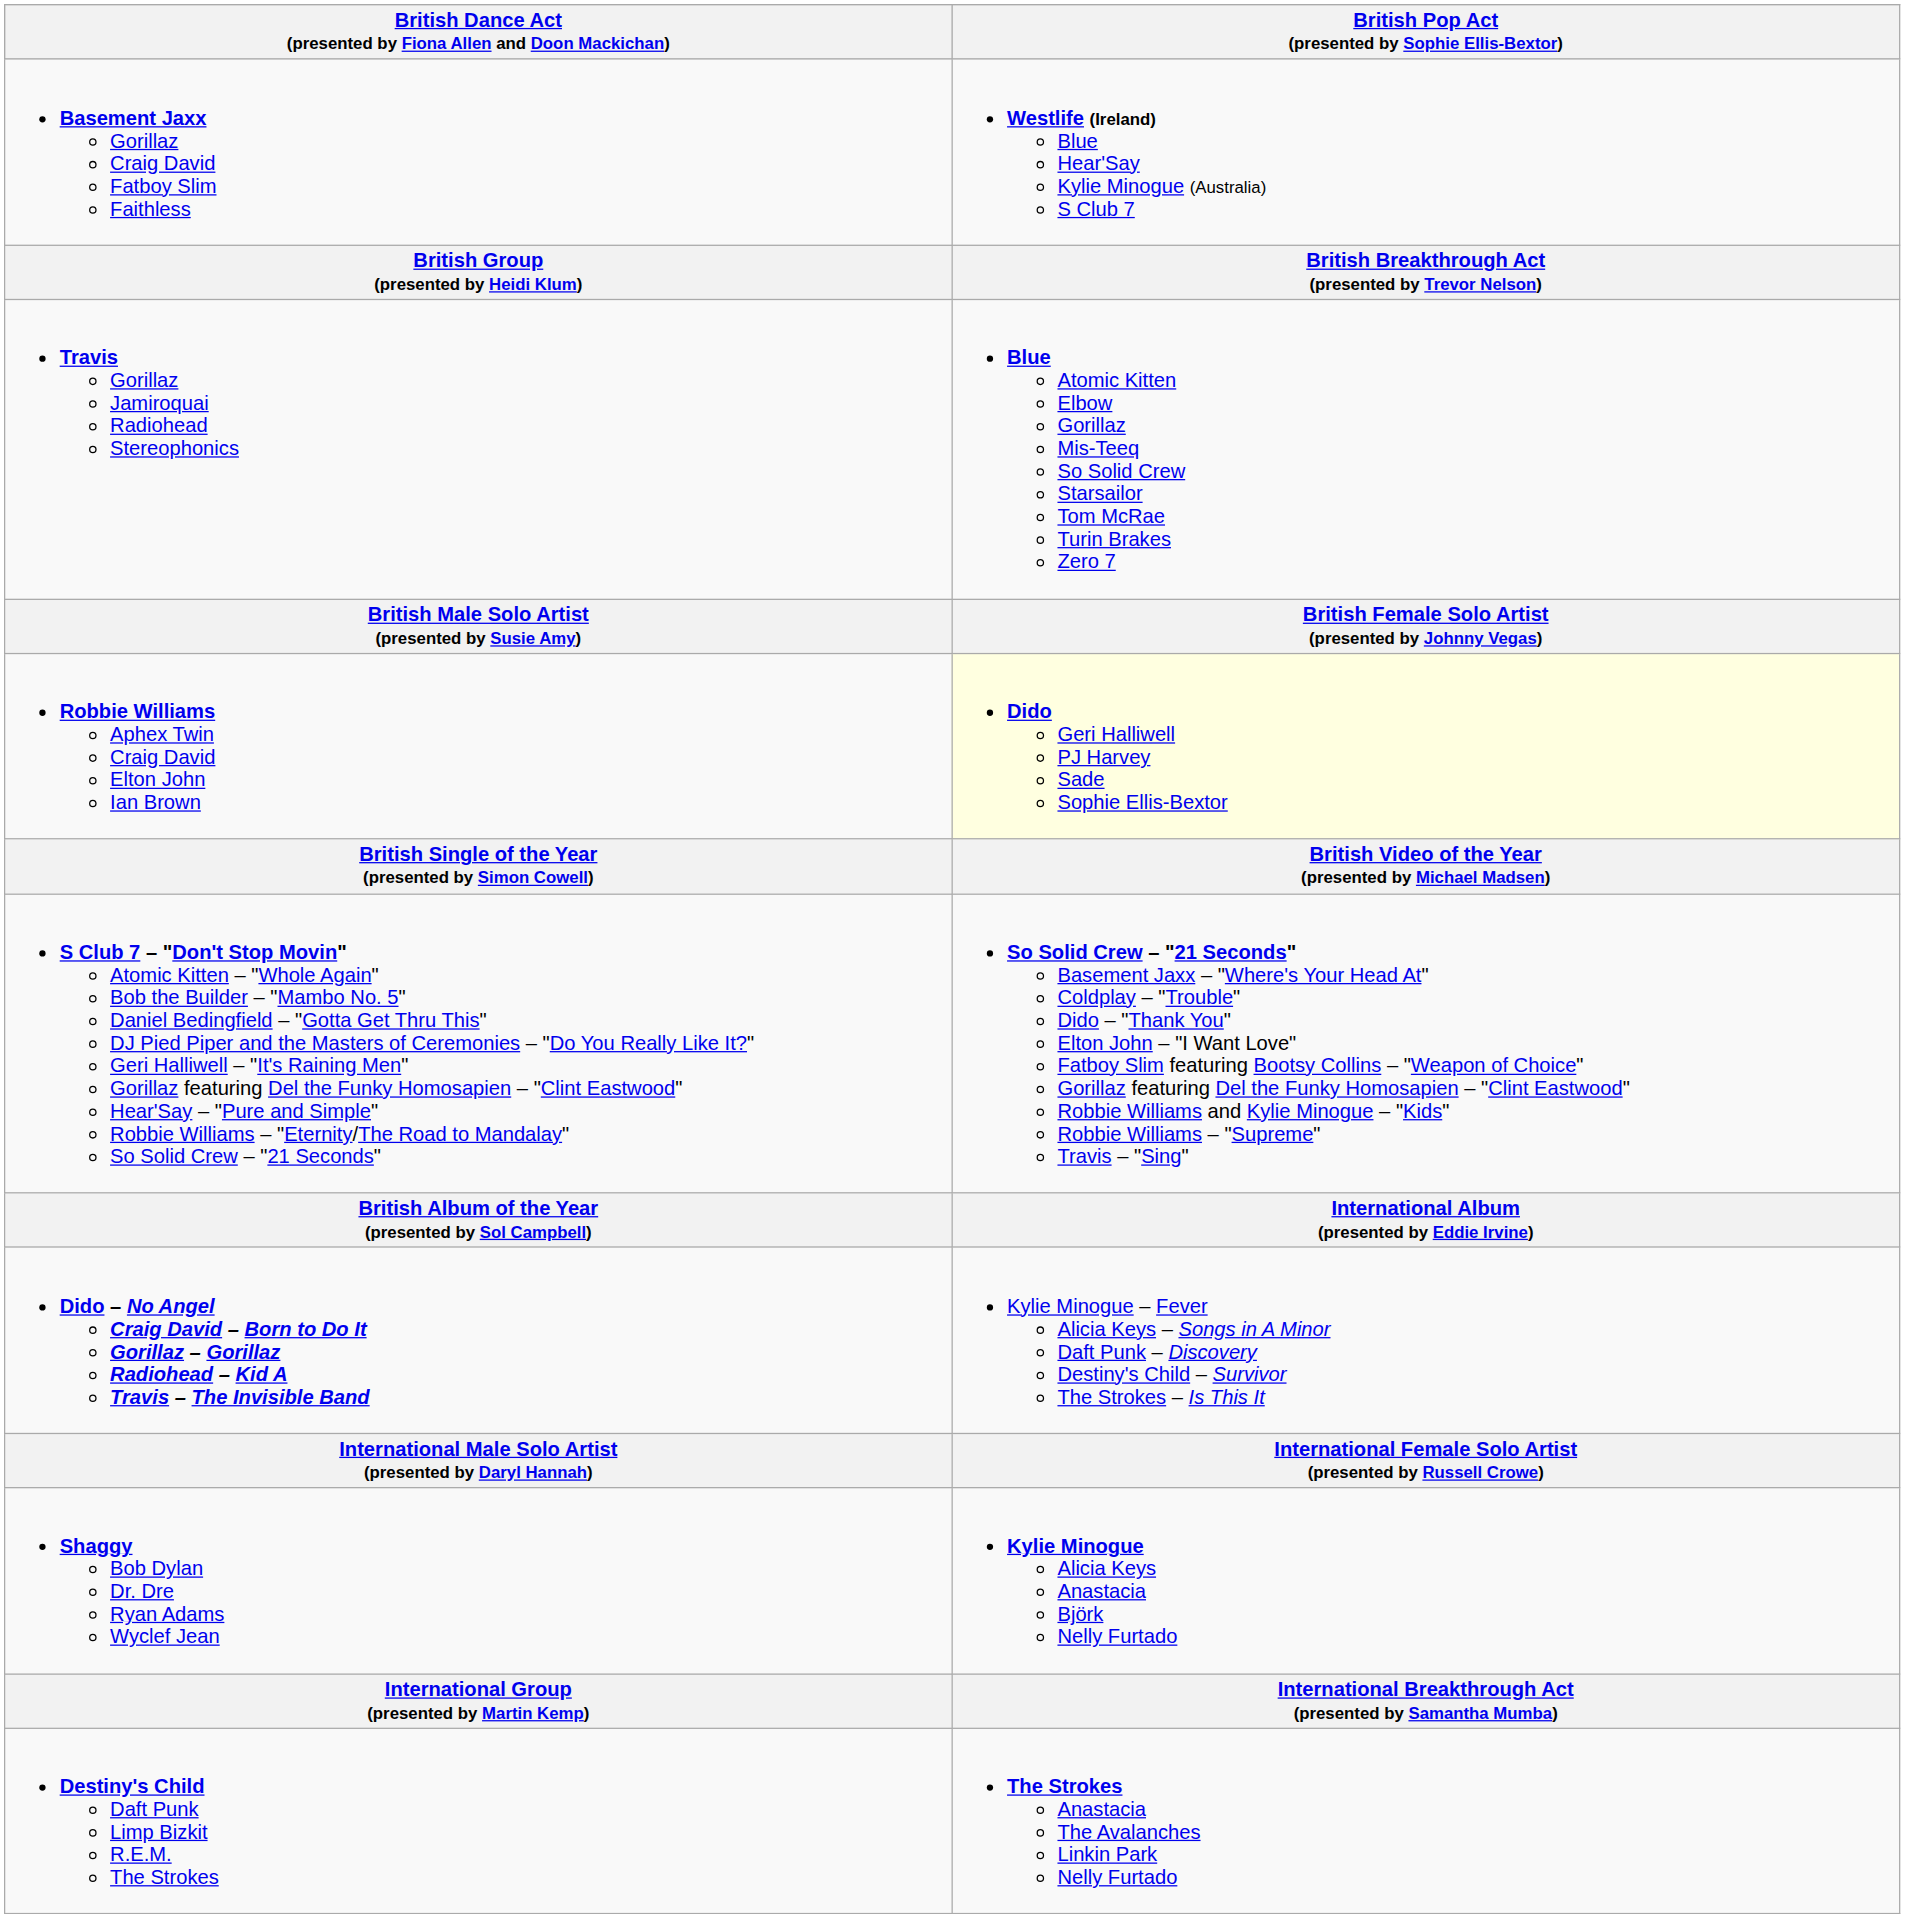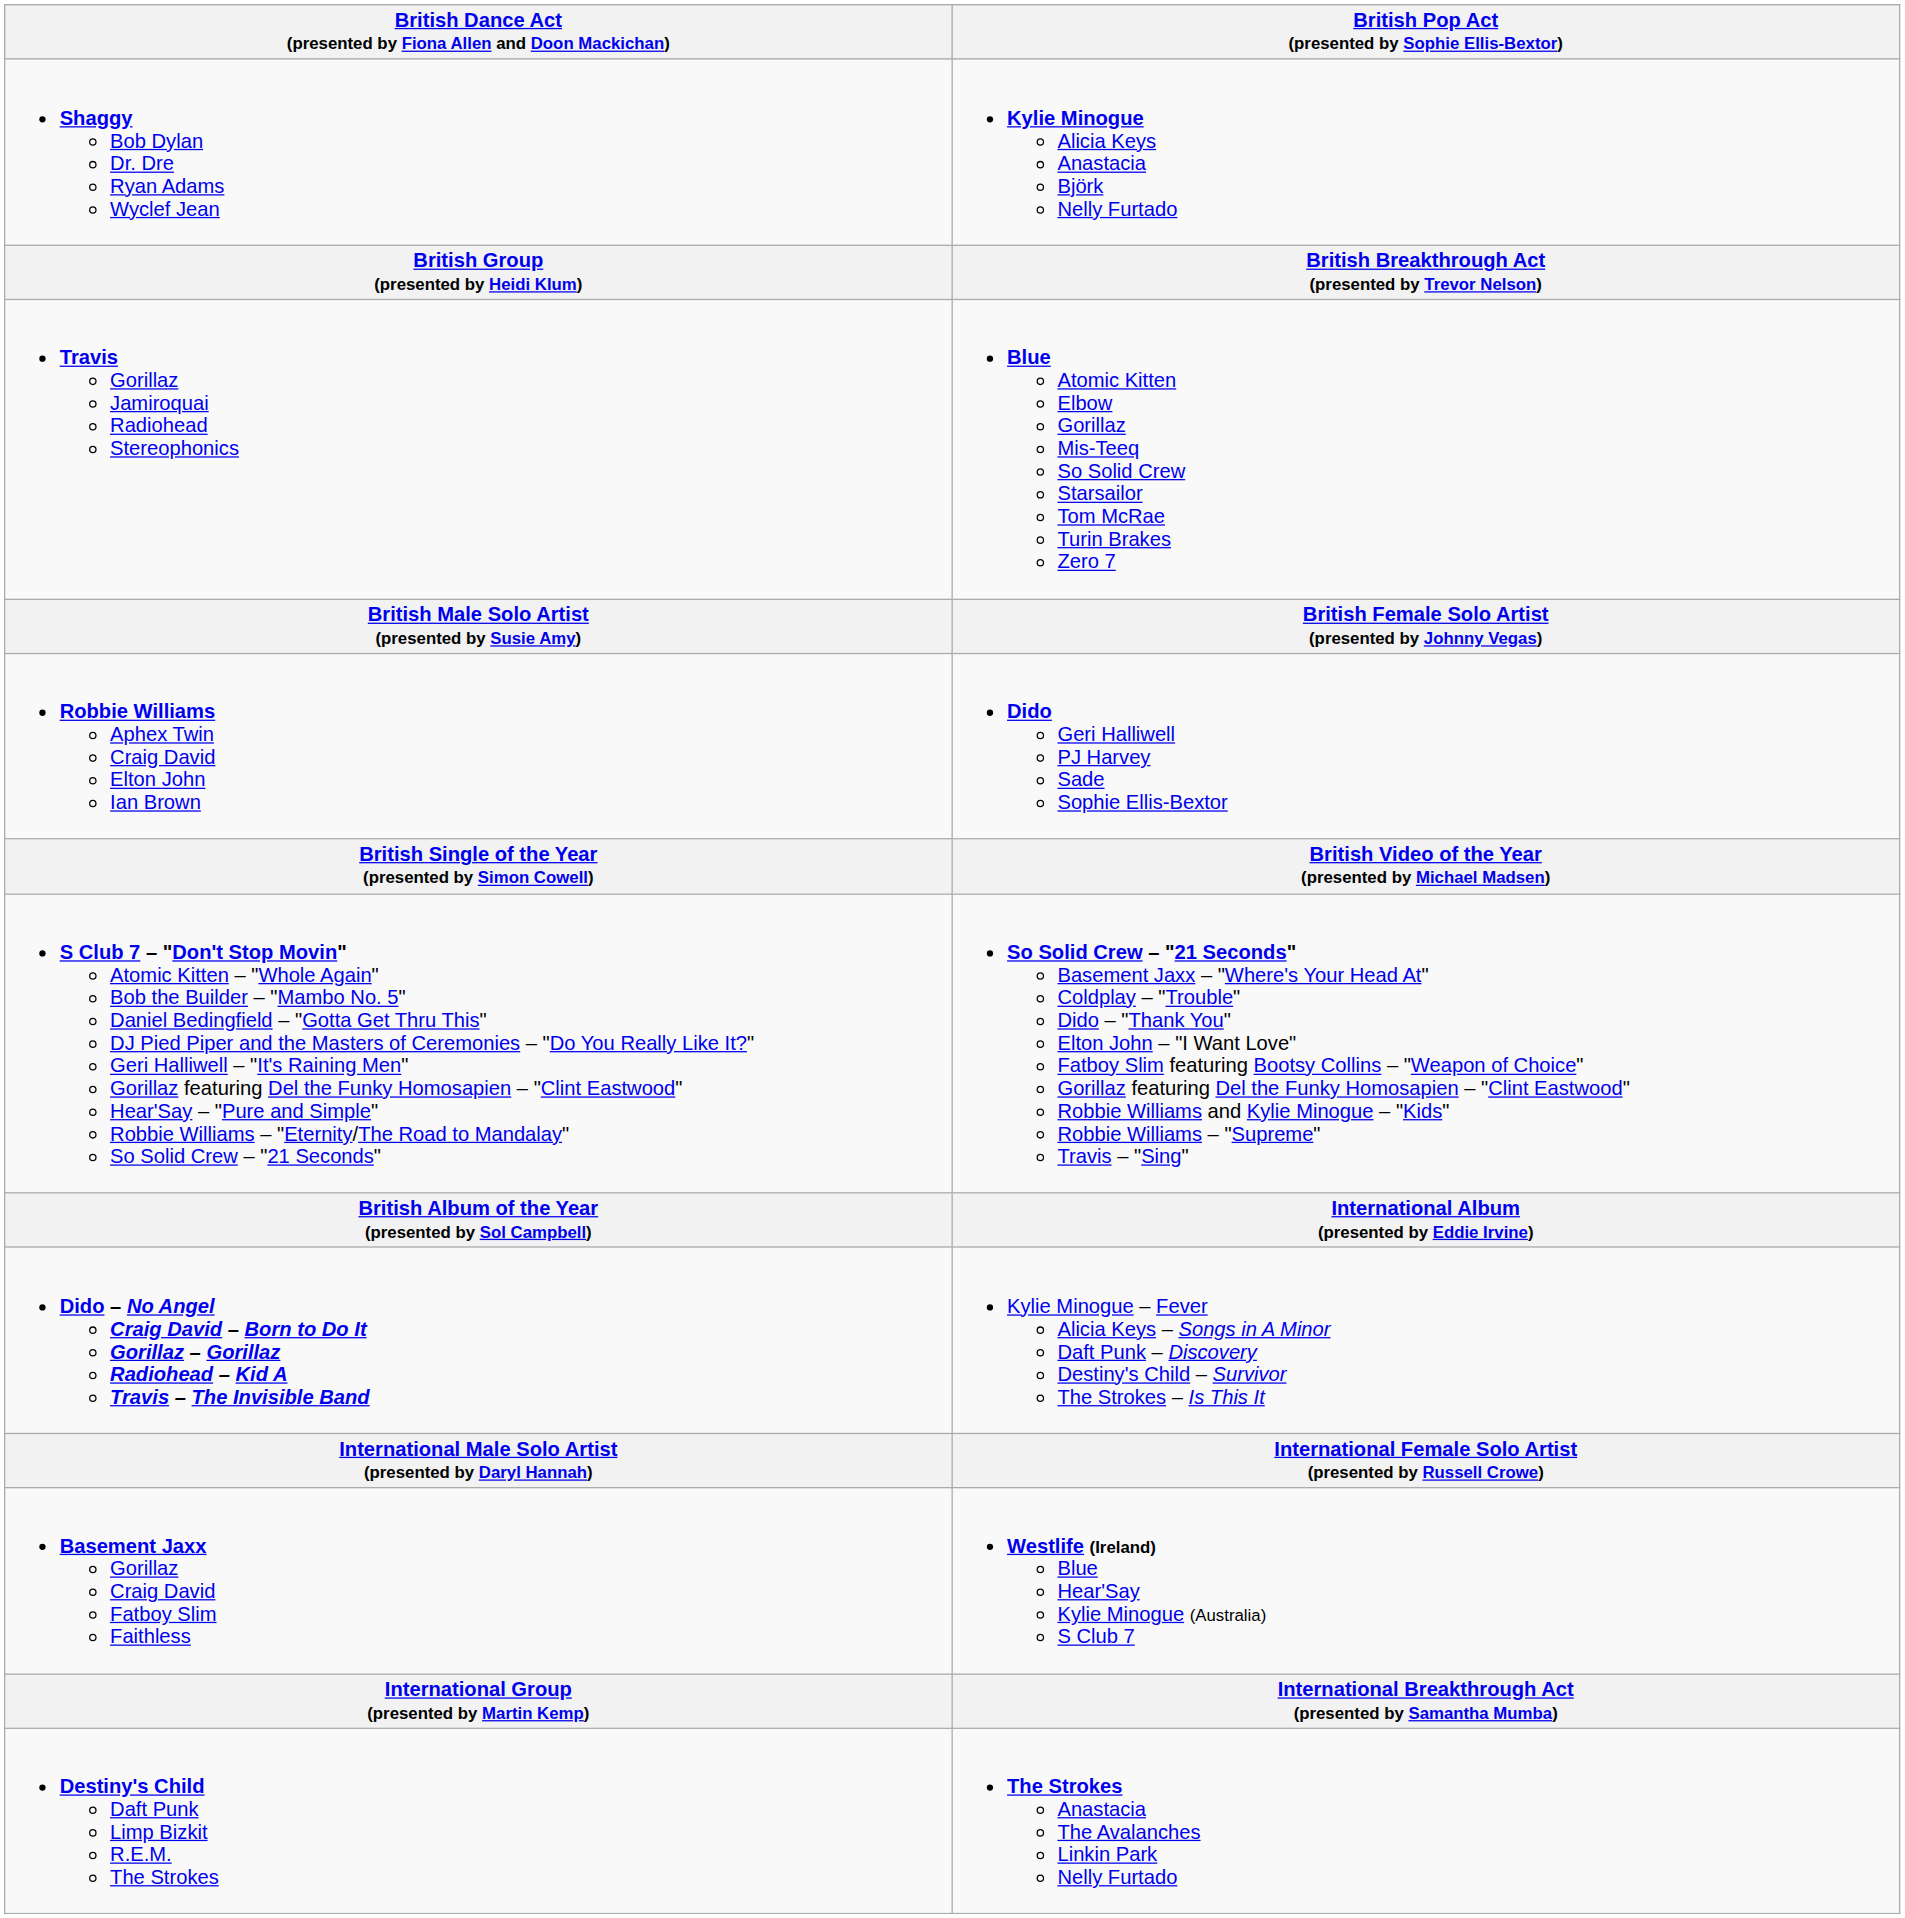rows swapped: (478, 163) <-> (478, 1592)
(1426, 758) lightyellow background -> (1426, 758) no background
